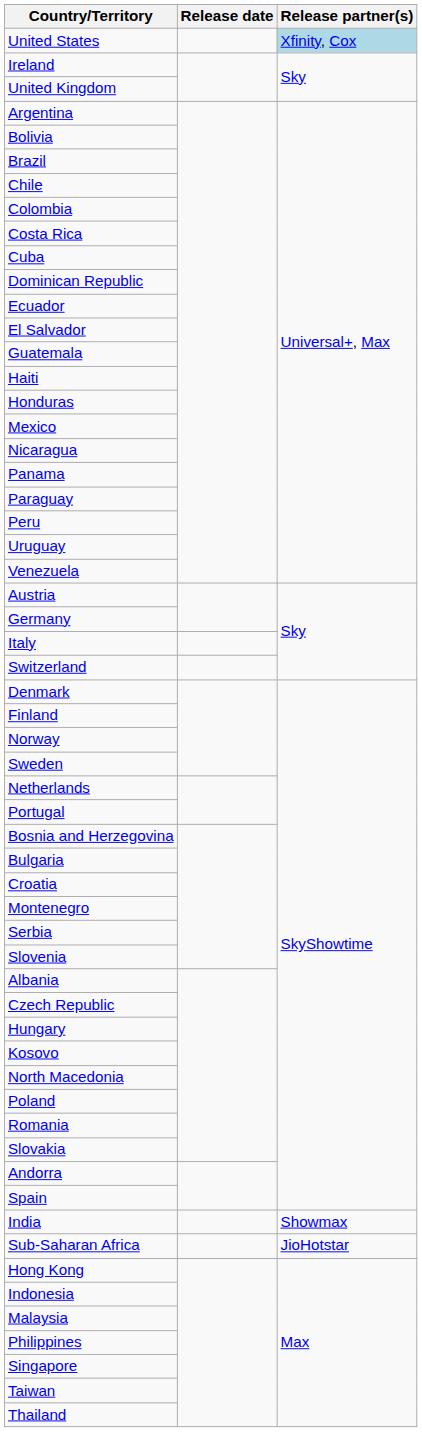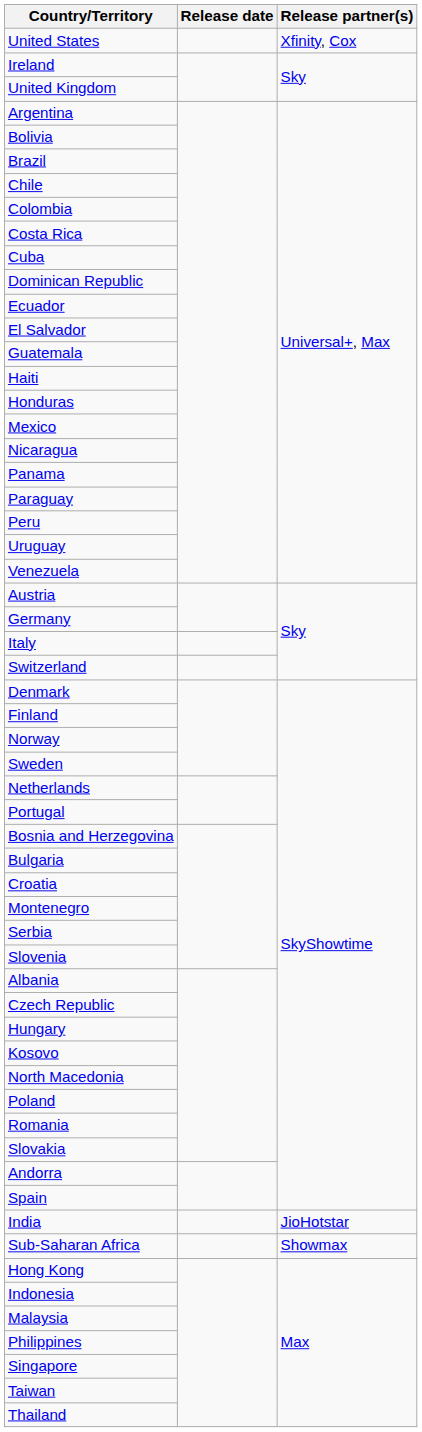(318, 40) lightblue background -> (318, 40) no background
(314, 1221) Showmax -> (315, 1221) JioHotstar
(315, 1245) JioHotstar -> (314, 1245) Showmax
